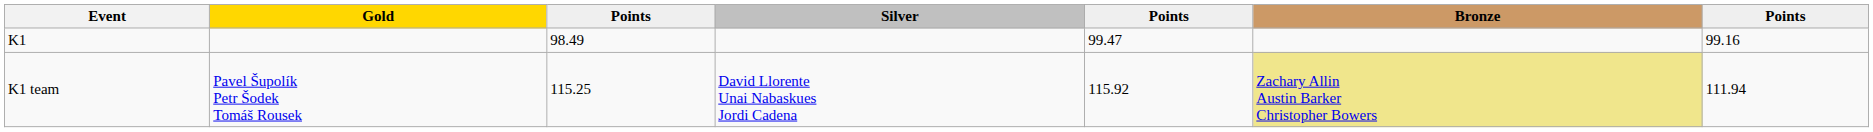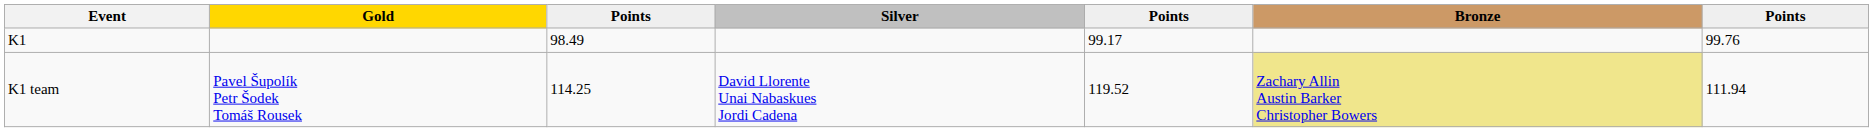(1105, 40) 99.47 -> (1105, 40) 99.17
(1723, 40) 99.16 -> (1723, 40) 99.76
(571, 89) 115.25 -> (571, 89) 114.25
(1109, 89) 115.92 -> (1109, 89) 119.52
